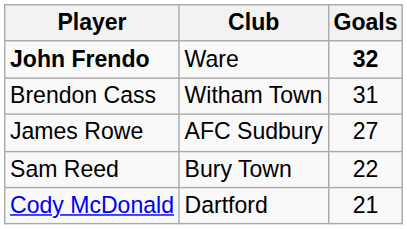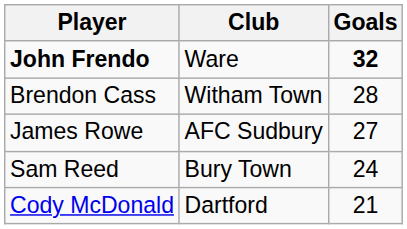(365, 95) 31 -> (365, 95) 28
(365, 168) 22 -> (365, 168) 24
